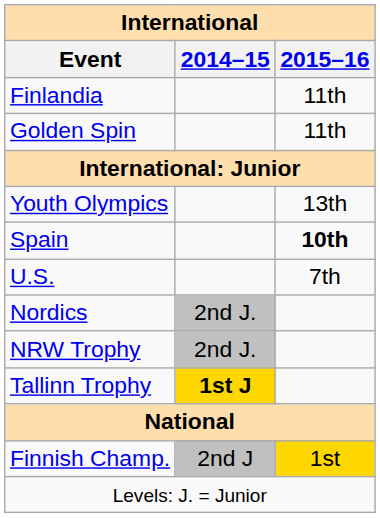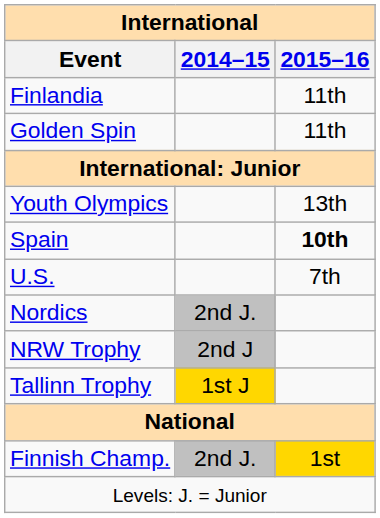(225, 349) 2nd J. -> (225, 349) 2nd J
(225, 385) bold -> (225, 385) normal
(225, 458) 2nd J -> (225, 458) 2nd J.
